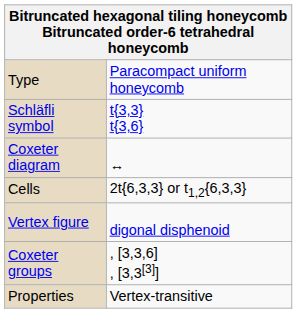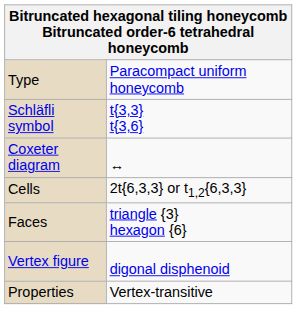+ row: (28, 222)
- row: (33, 263)
